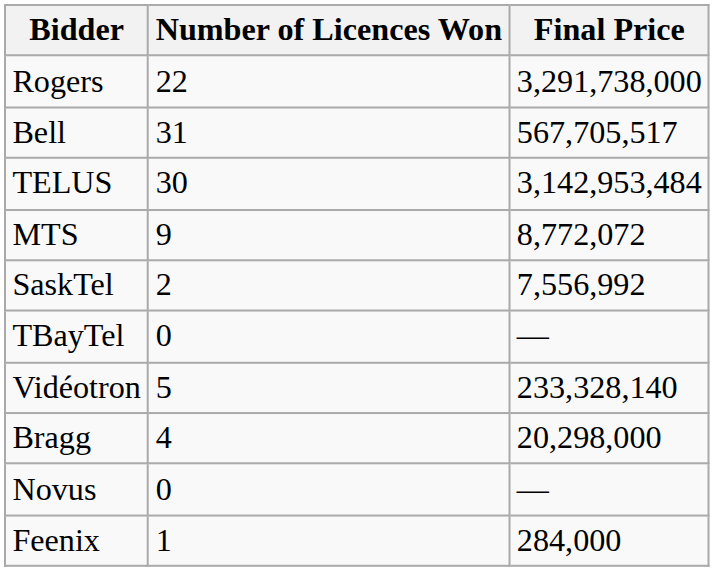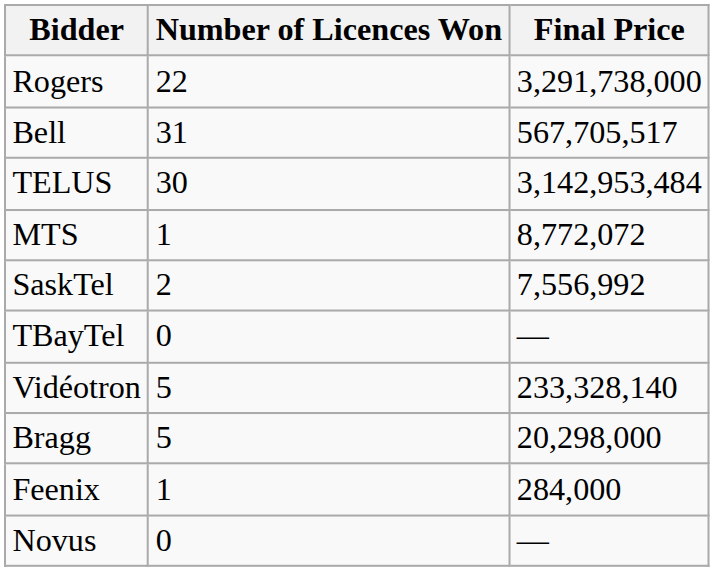(164, 234) 9 -> (164, 234) 1
(164, 438) 4 -> (164, 438) 5
rows swapped: (54, 489) <-> (56, 540)
